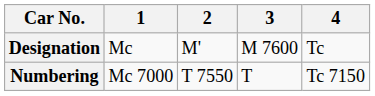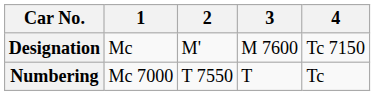(315, 47) Tc -> (336, 47) Tc 7150
(336, 76) Tc 7150 -> (315, 76) Tc
